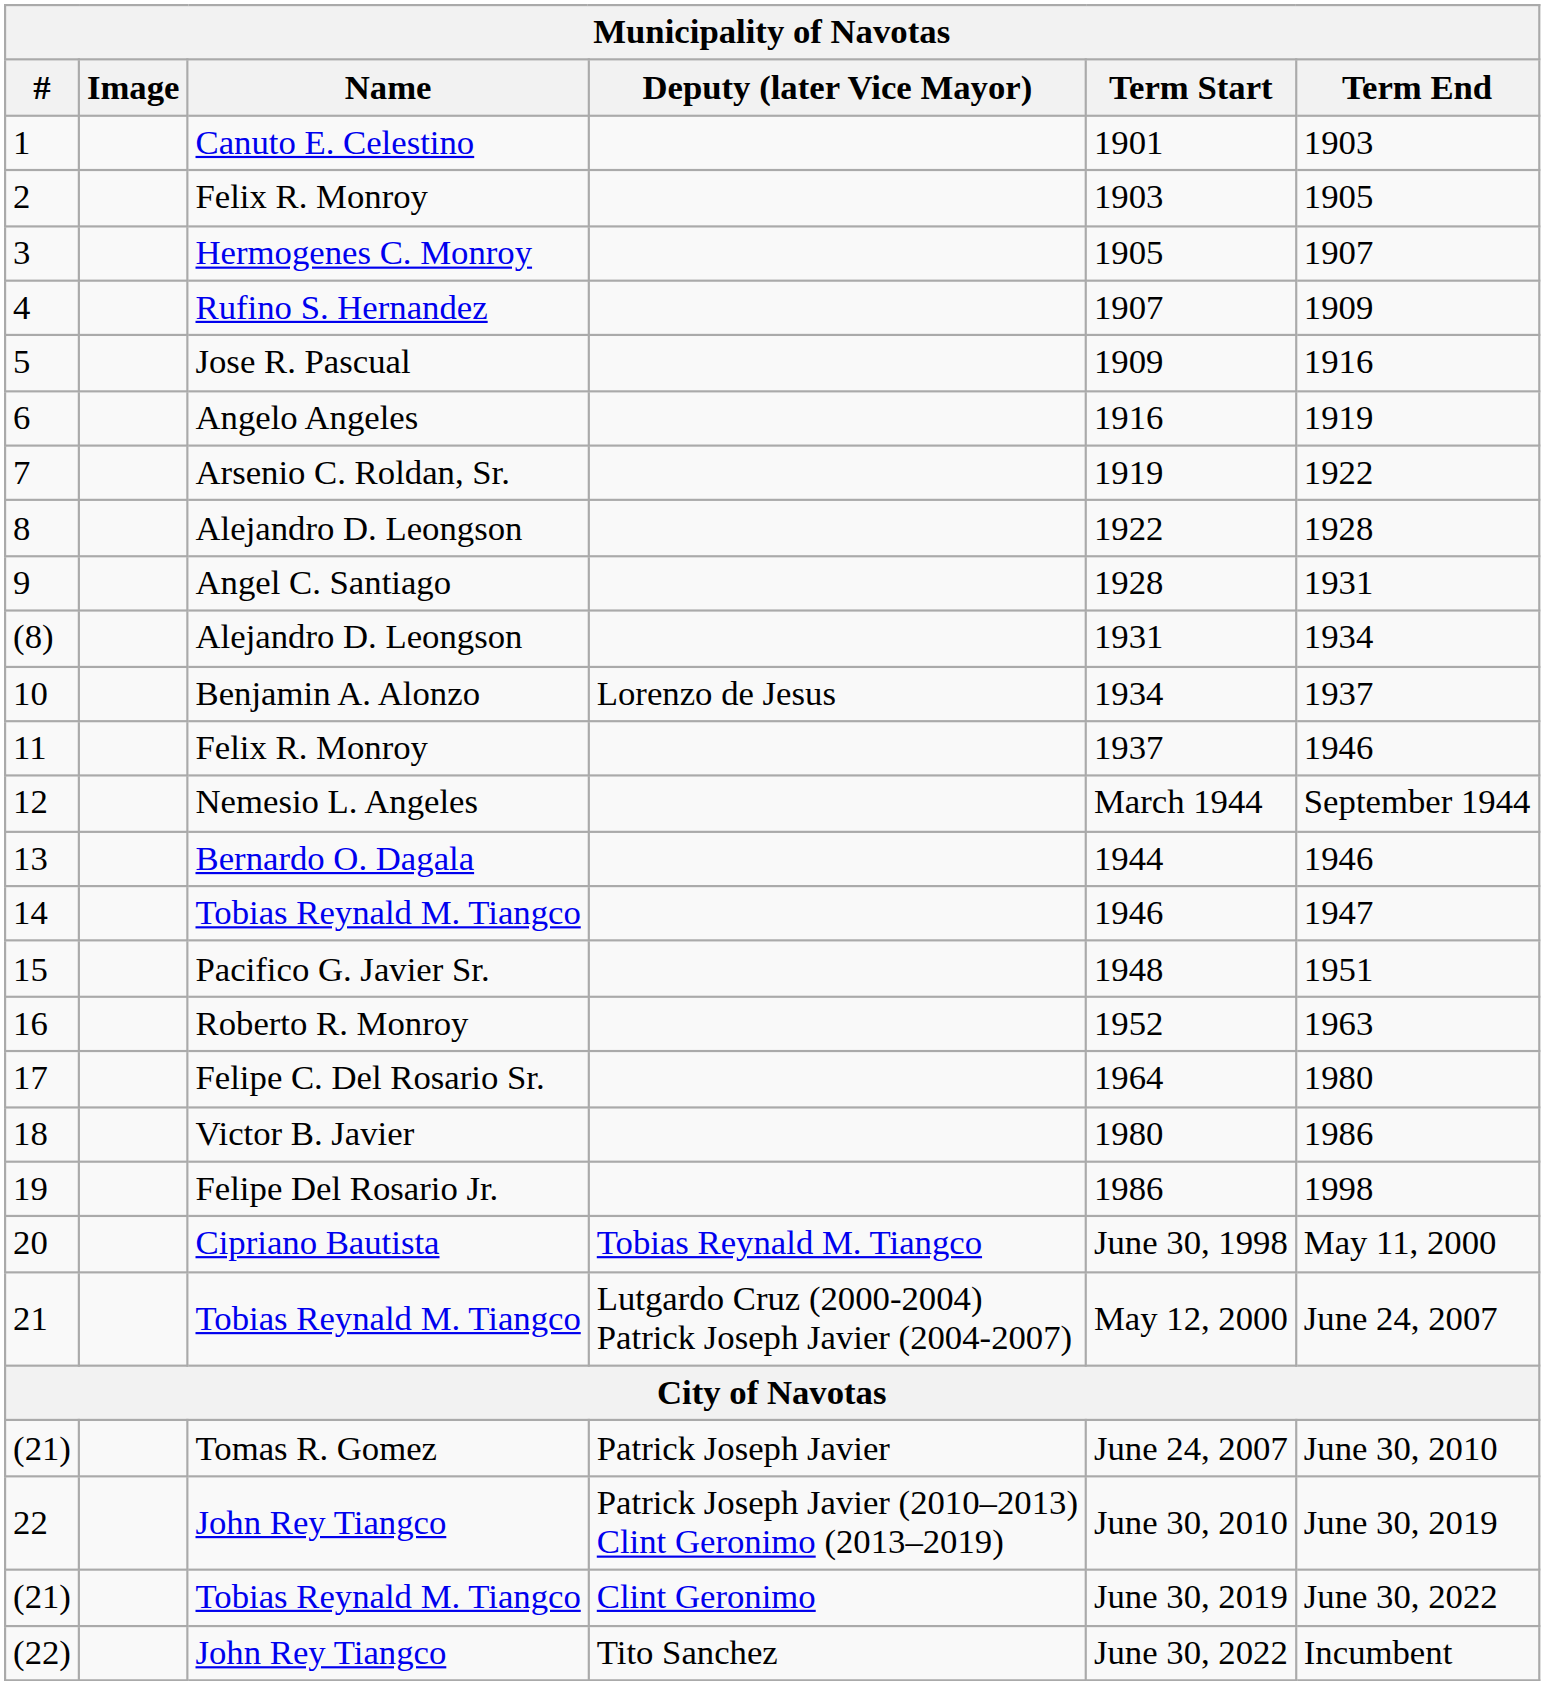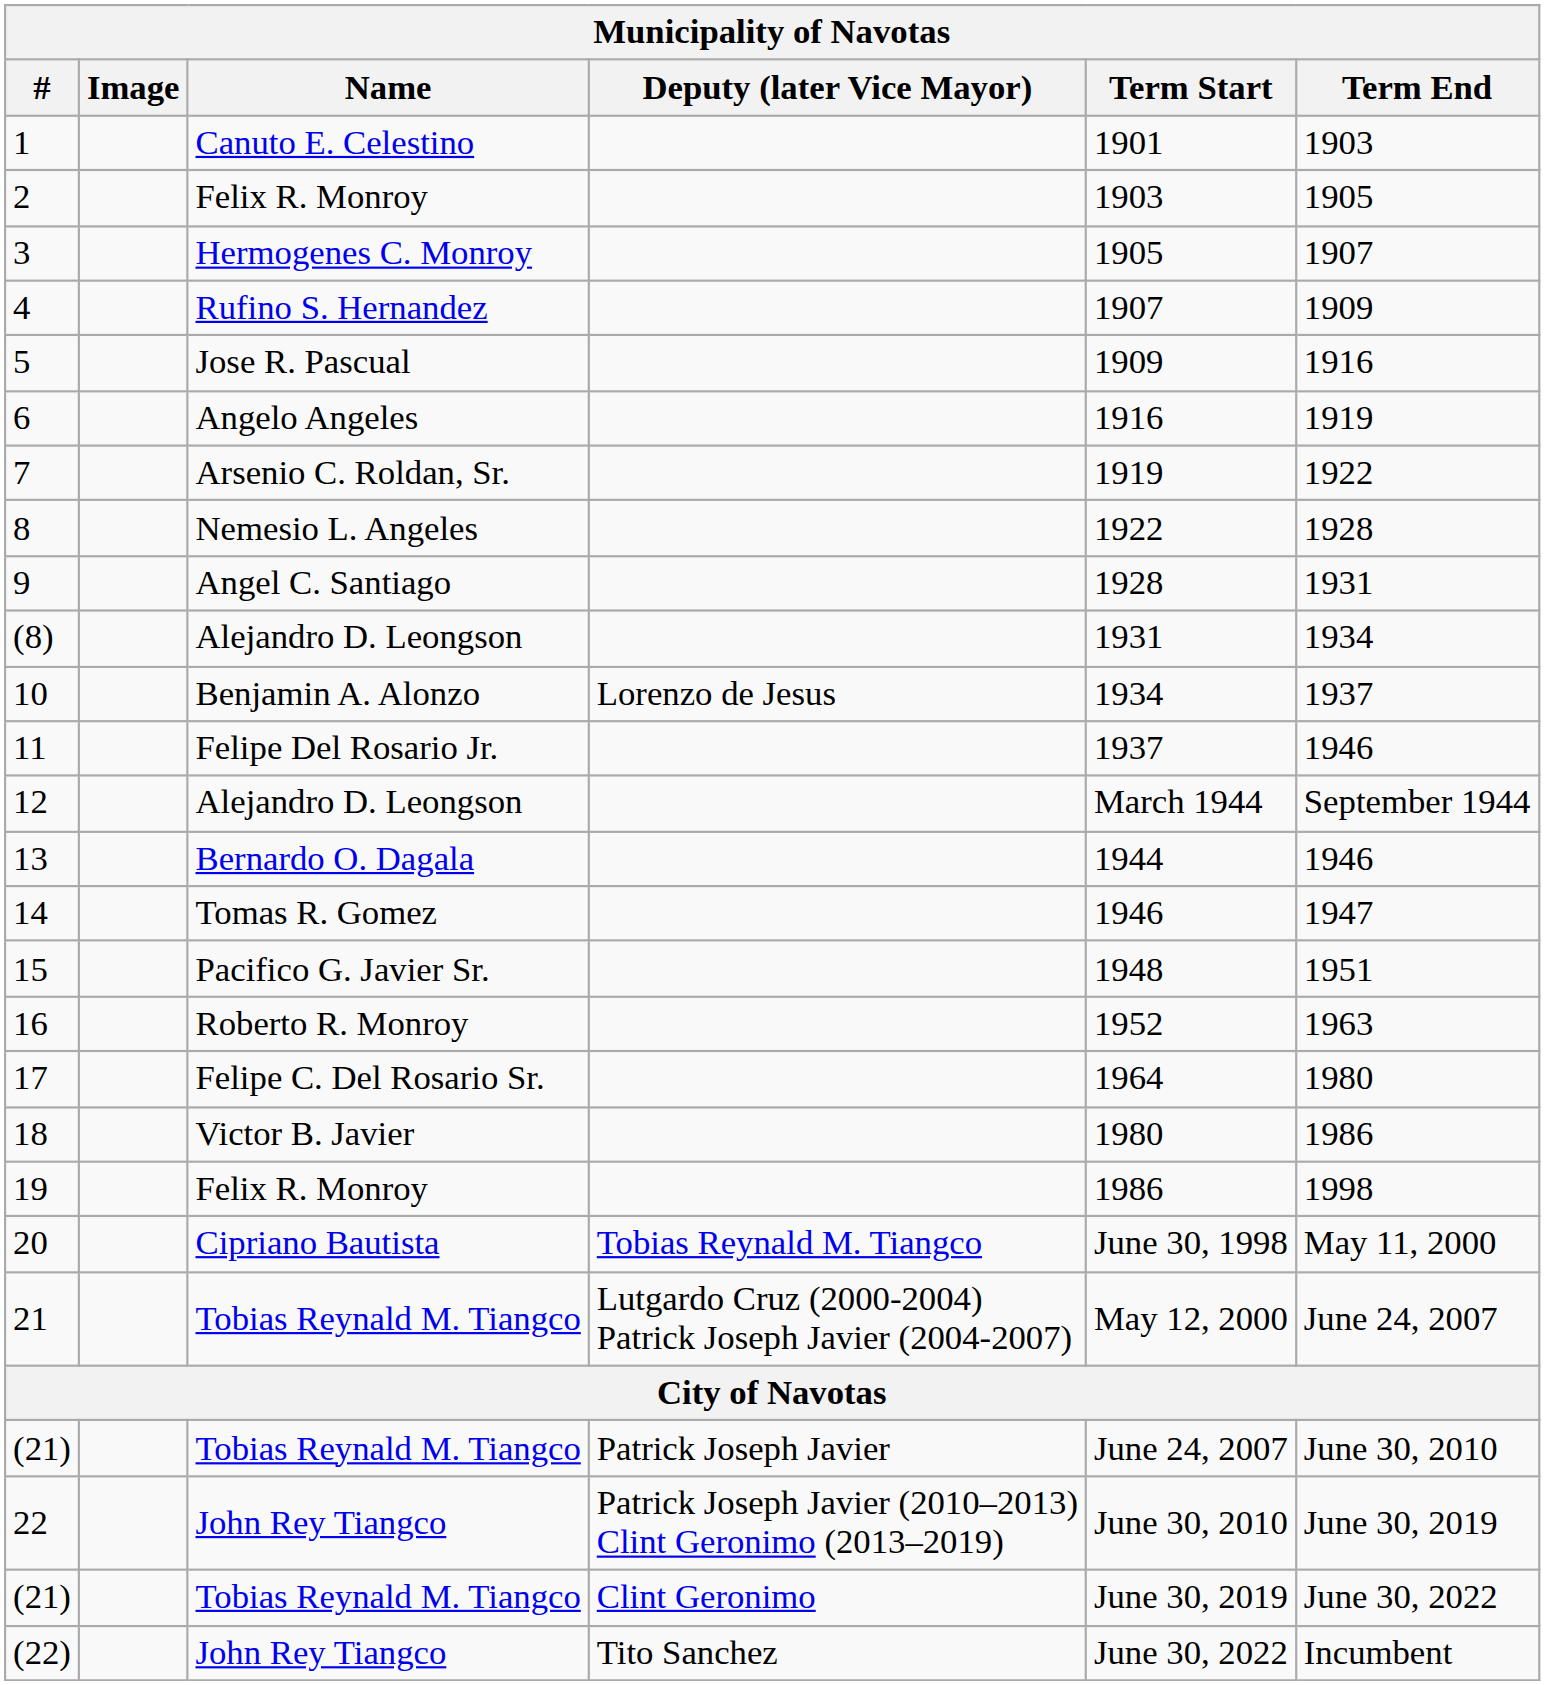(359, 527) Alejandro D. Leongson -> (337, 527) Nemesio L. Angeles
(312, 747) Felix R. Monroy -> (347, 747) Felipe Del Rosario Jr.
(337, 802) Nemesio L. Angeles -> (359, 802) Alejandro D. Leongson
(388, 913) Tobias Reynald M. Tiangco -> (316, 913) Tomas R. Gomez
(347, 1188) Felipe Del Rosario Jr. -> (312, 1188) Felix R. Monroy
(316, 1447) Tomas R. Gomez -> (388, 1447) Tobias Reynald M. Tiangco
